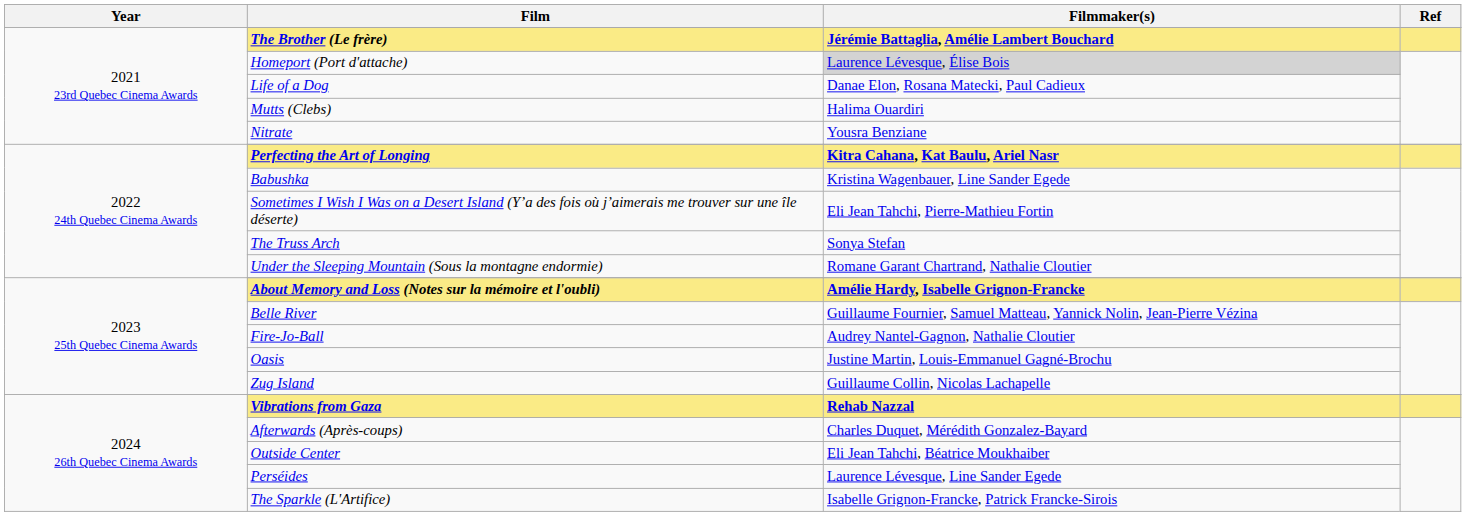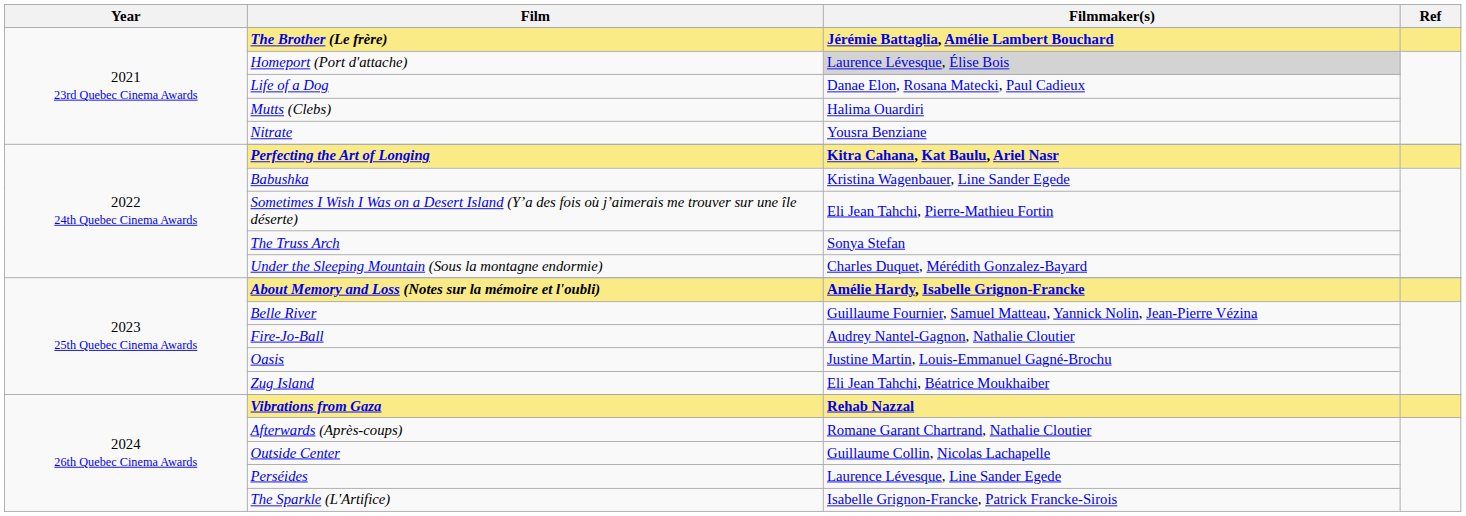(959, 266) Romane Garant Chartrand, Nathalie Cloutier -> (957, 266) Charles Duquet, Mérédith Gonzalez-Bayard
(939, 382) Guillaume Collin, Nicolas Lachapelle -> (938, 382) Eli Jean Tahchi, Béatrice Moukhaiber
(957, 429) Charles Duquet, Mérédith Gonzalez-Bayard -> (959, 429) Romane Garant Chartrand, Nathalie Cloutier
(938, 452) Eli Jean Tahchi, Béatrice Moukhaiber -> (939, 452) Guillaume Collin, Nicolas Lachapelle
